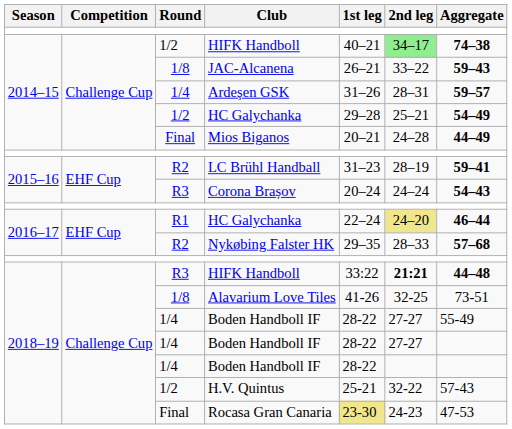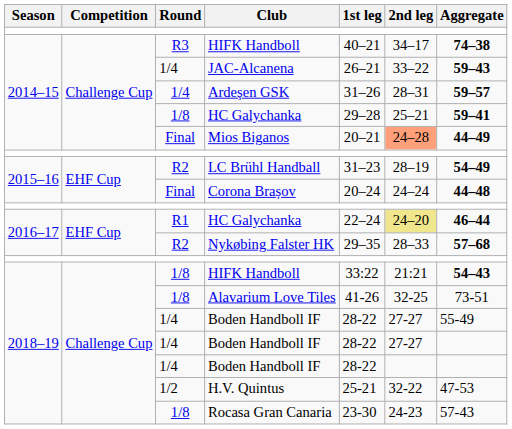(168, 45) 1/2 -> (180, 45) R3
(411, 45) lightgreen background -> (411, 45) no background
(180, 68) 1/8 -> (168, 68) 1/4
(180, 115) 1/2 -> (180, 115) 1/8
(472, 115) 54–49 -> (472, 115) 59–41
(411, 138) no background -> (411, 138) lightsalmon background
(472, 168) 59–41 -> (472, 168) 54–49
(180, 191) R3 -> (180, 191) Final
(472, 191) 54–43 -> (472, 191) 44–48
(180, 273) R3 -> (180, 273) 1/8
(411, 273) bold -> (411, 273) normal
(472, 273) 44–48 -> (472, 273) 54–43
(457, 389) 57-43 -> (457, 389) 47-53
(174, 412) Final -> (180, 412) 1/8
(359, 412) khaki background -> (359, 412) no background
(457, 412) 47-53 -> (457, 412) 57-43
